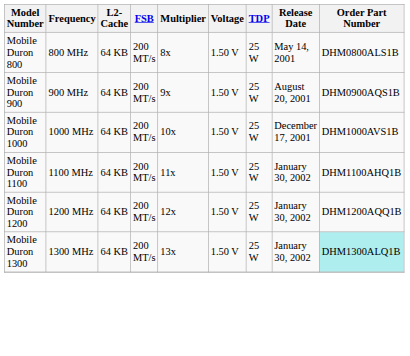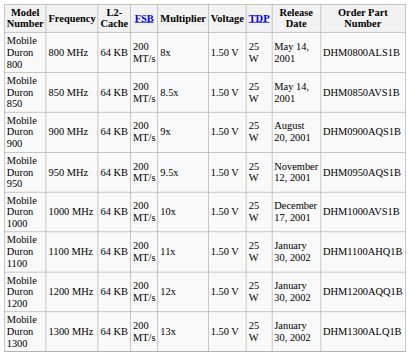+ row: (22, 92)
+ row: (22, 172)
(361, 252) paleturquoise background -> (362, 331) no background
